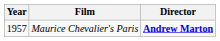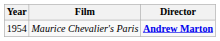(17, 28) 1957 -> (17, 28) 1954
